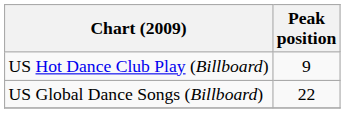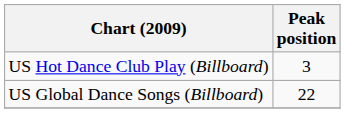(306, 66) 9 -> (306, 66) 3
